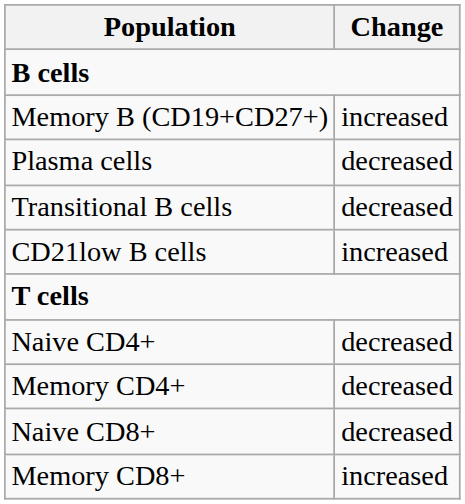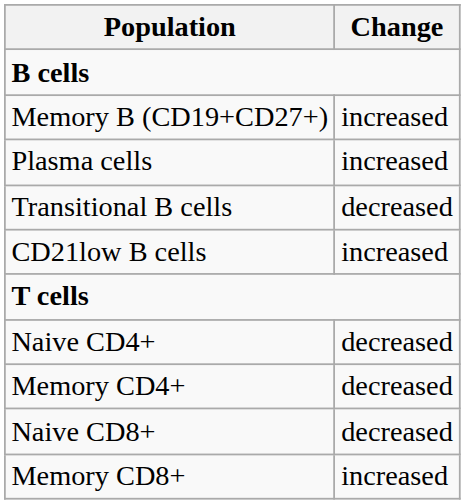(397, 161) decreased -> (395, 161) increased
